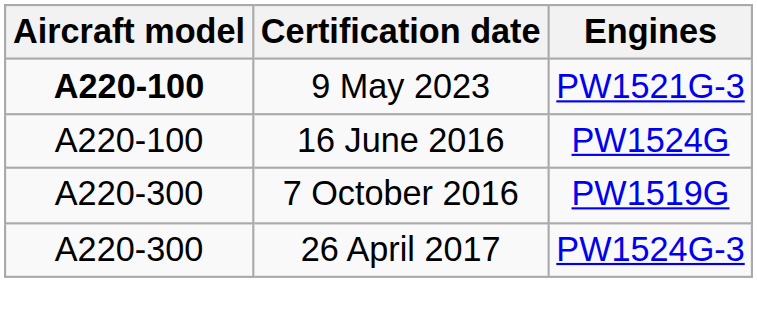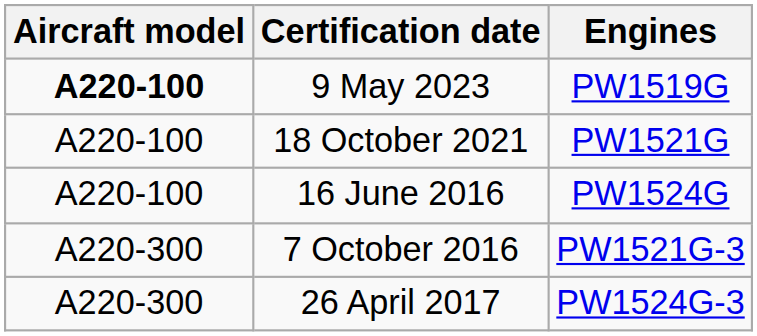(651, 85) PW1521G-3 -> (651, 85) PW1519G
+ row: (401, 140)
(651, 194) PW1519G -> (651, 248) PW1521G-3
